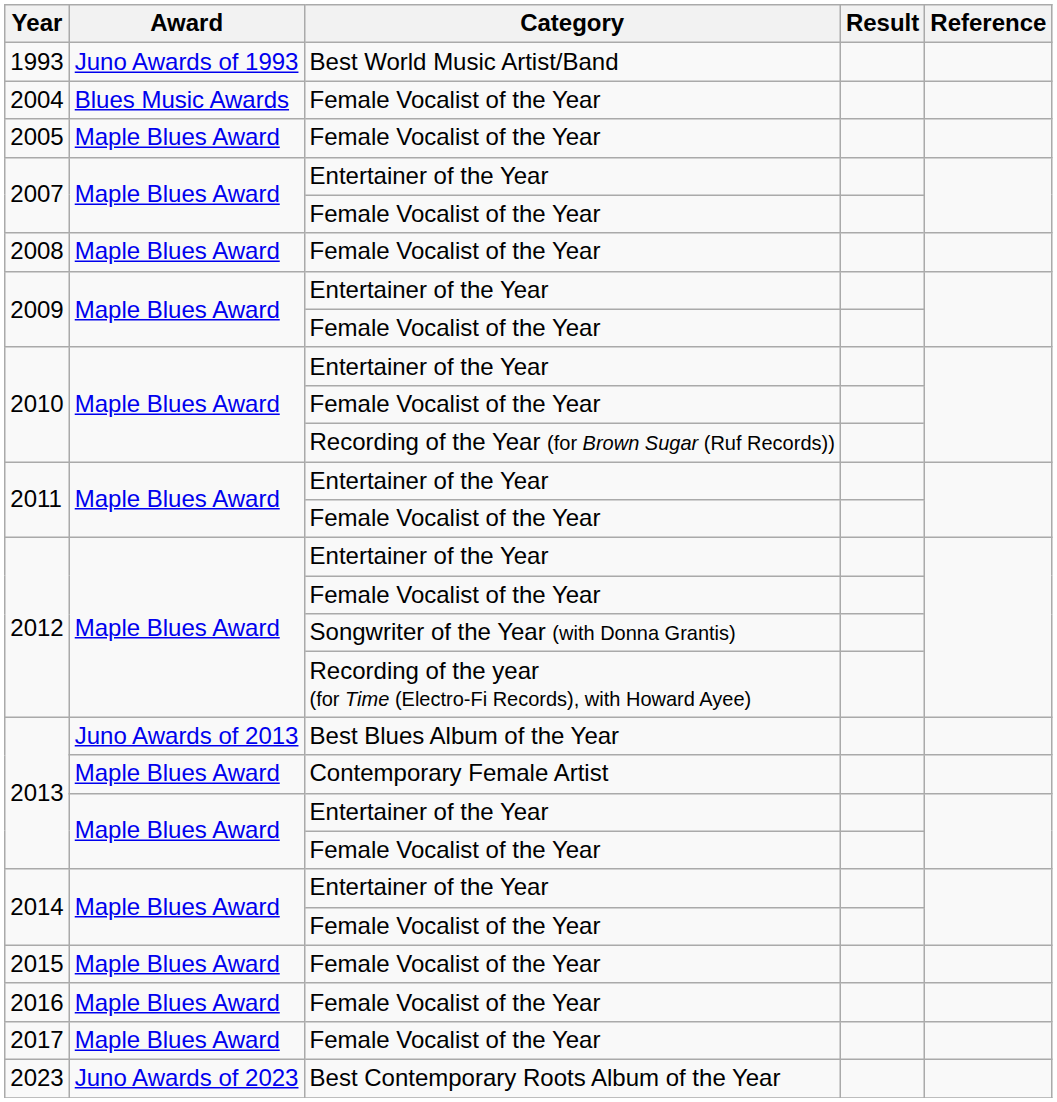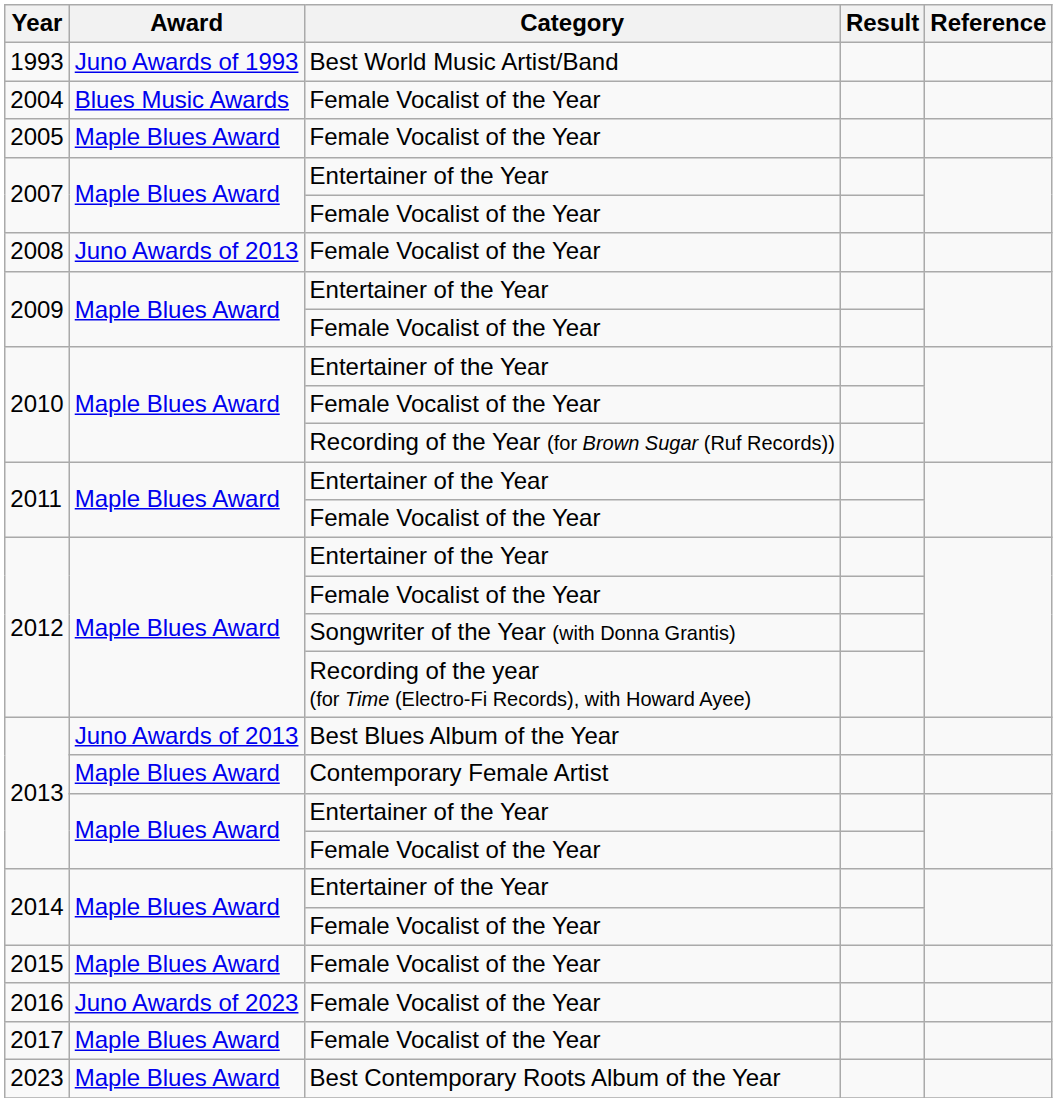(177, 251) Maple Blues Award -> (187, 251) Juno Awards of 2013
(177, 1002) Maple Blues Award -> (187, 1002) Juno Awards of 2023
(187, 1078) Juno Awards of 2023 -> (177, 1078) Maple Blues Award
